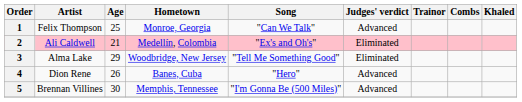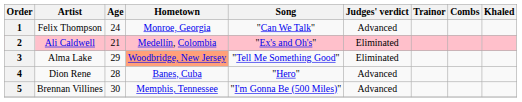(115, 27) 25 -> (115, 27) 24
(177, 58) no background -> (177, 58) lightsalmon background
(115, 74) 26 -> (115, 74) 28
